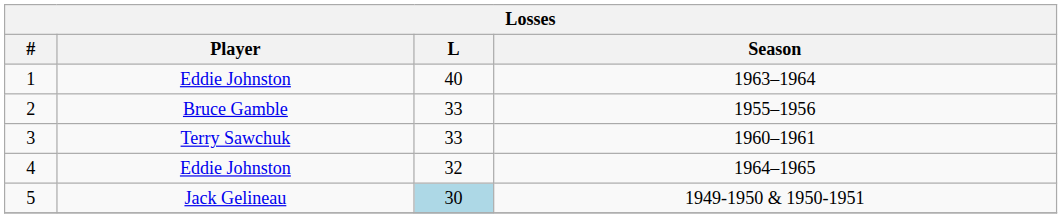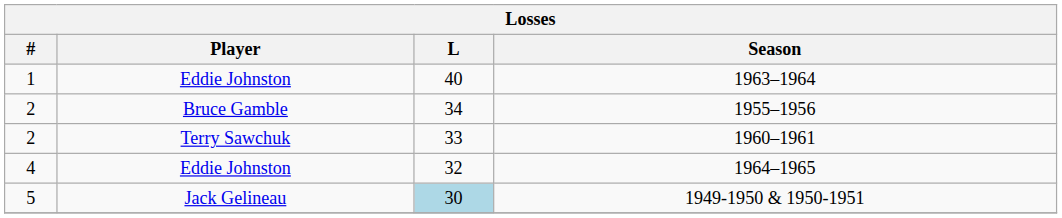(454, 109) 33 -> (454, 109) 34
(31, 138) 3 -> (31, 138) 2
